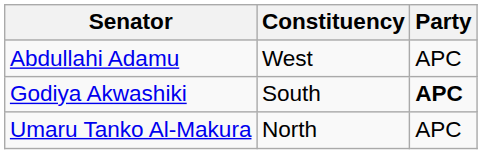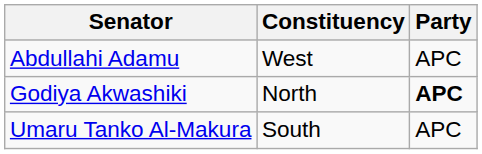(291, 93) South -> (289, 93) North
(289, 129) North -> (291, 129) South
